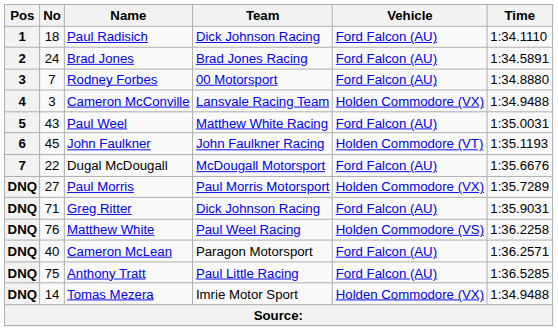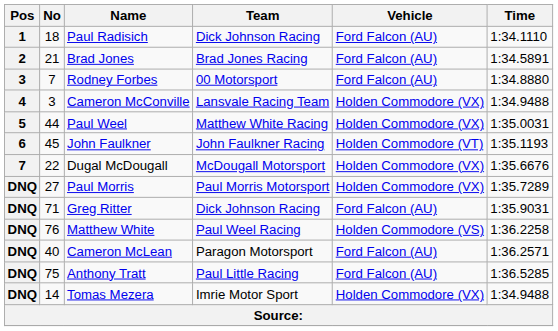(52, 58) 24 -> (52, 58) 21
(52, 122) 43 -> (52, 122) 44
(386, 122) Ford Falcon (AU) -> (410, 122) Holden Commodore (VX)
(386, 165) Ford Falcon (AU) -> (410, 165) Holden Commodore (VX)
